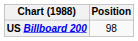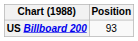(111, 28) 98 -> (111, 28) 93
